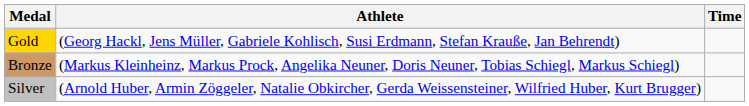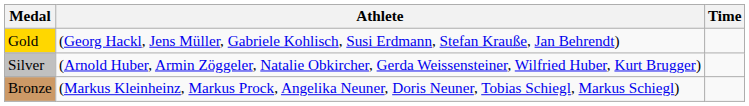rows swapped: (26, 88) <-> (30, 64)
